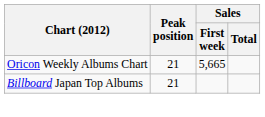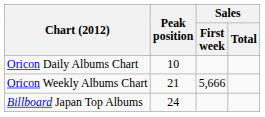+ row: (73, 64)
(212, 64) 5,665 -> (212, 83) 5,666
(173, 83) 21 -> (173, 102) 24
